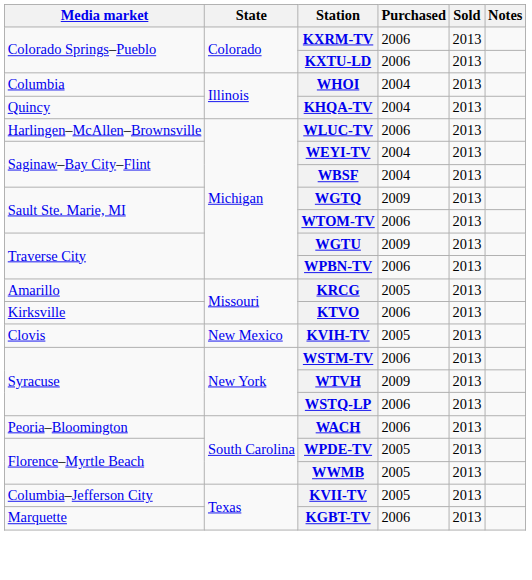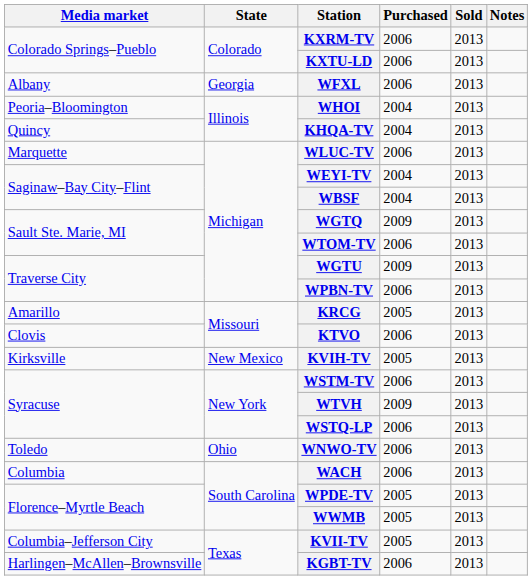+ row: (339, 84)
(36, 84) Columbia -> (68, 107) Peoria–Bloomington
(105, 130) Harlingen–McAllen–Brownsville -> (37, 152) Marquette
(37, 312) Kirksville -> (27, 335) Clovis
(27, 335) Clovis -> (37, 358) Kirksville
+ row: (339, 449)
(68, 426) Peoria–Bloomington -> (36, 472) Columbia
(37, 518) Marquette -> (105, 564) Harlingen–McAllen–Brownsville
